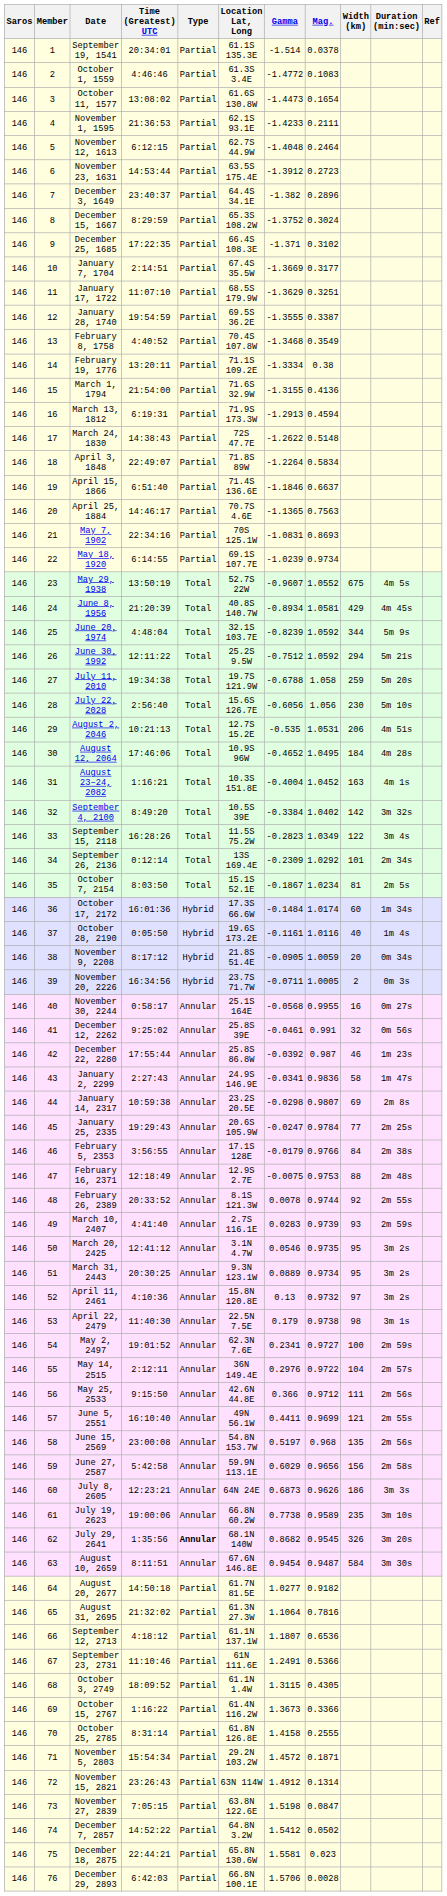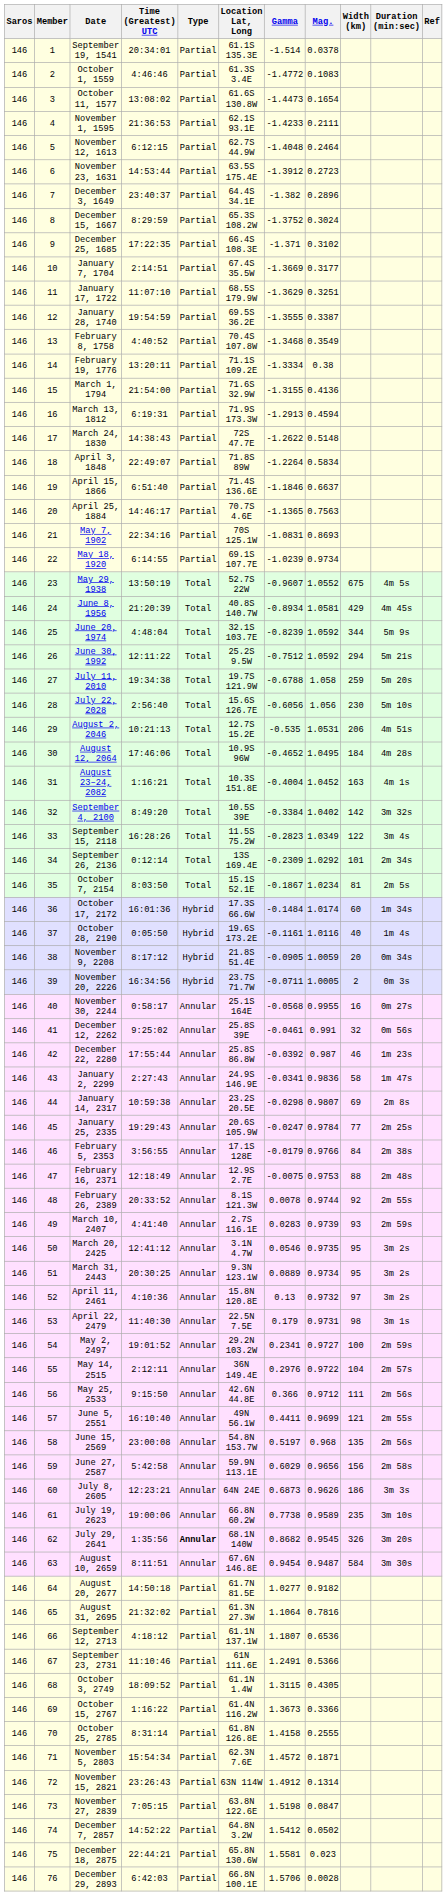(323, 1322) 0.9738 -> (323, 1322) 0.9731
(241, 1346) 62.3N 7.6E -> (241, 1346) 29.2N 103.2W
(241, 1758) 29.2N 103.2W -> (241, 1758) 62.3N 7.6E
